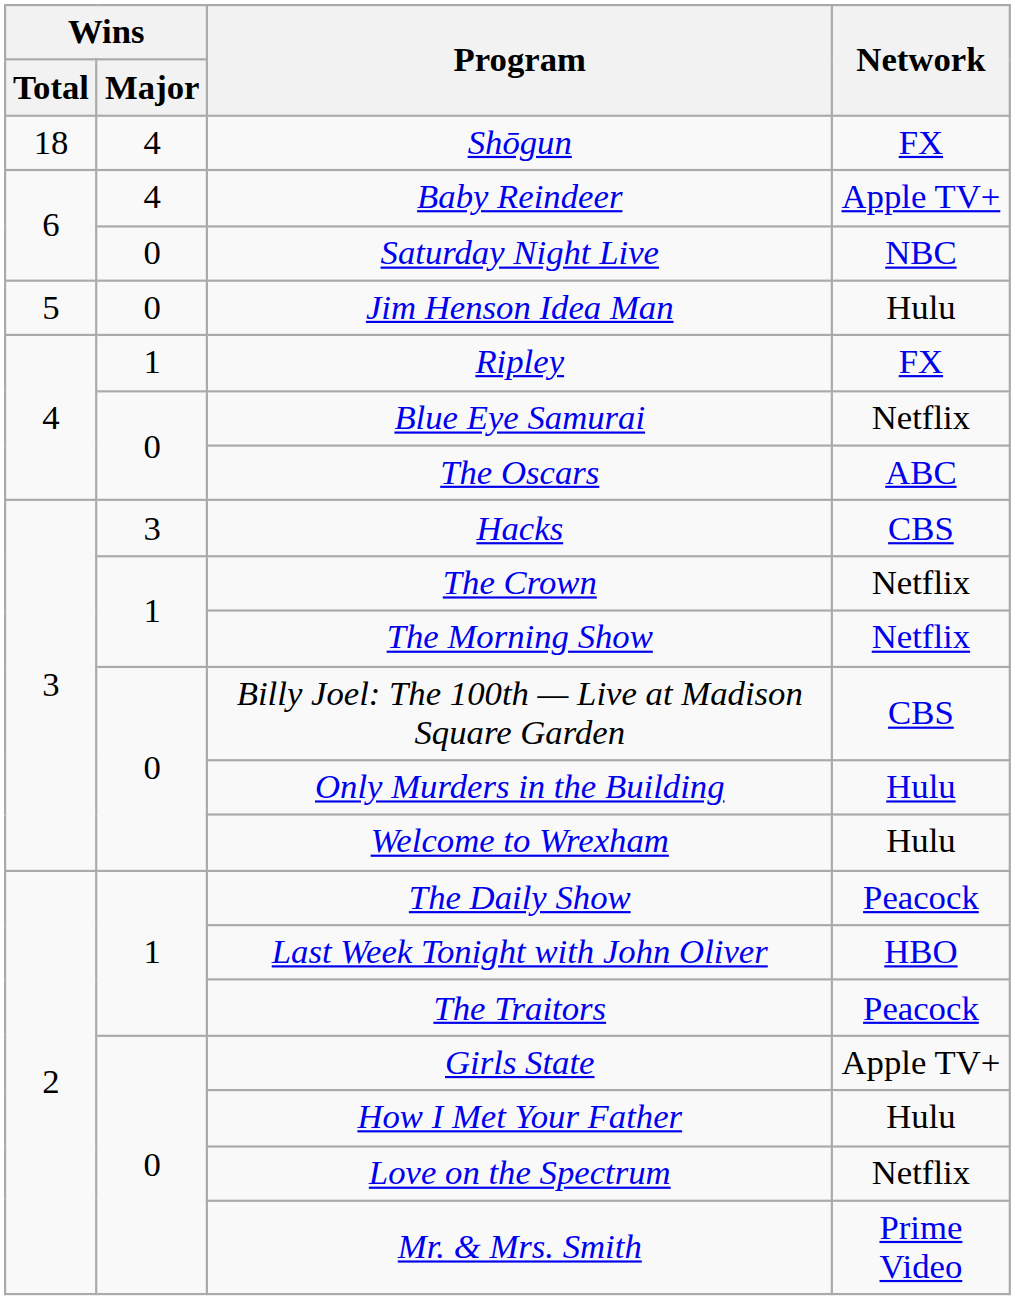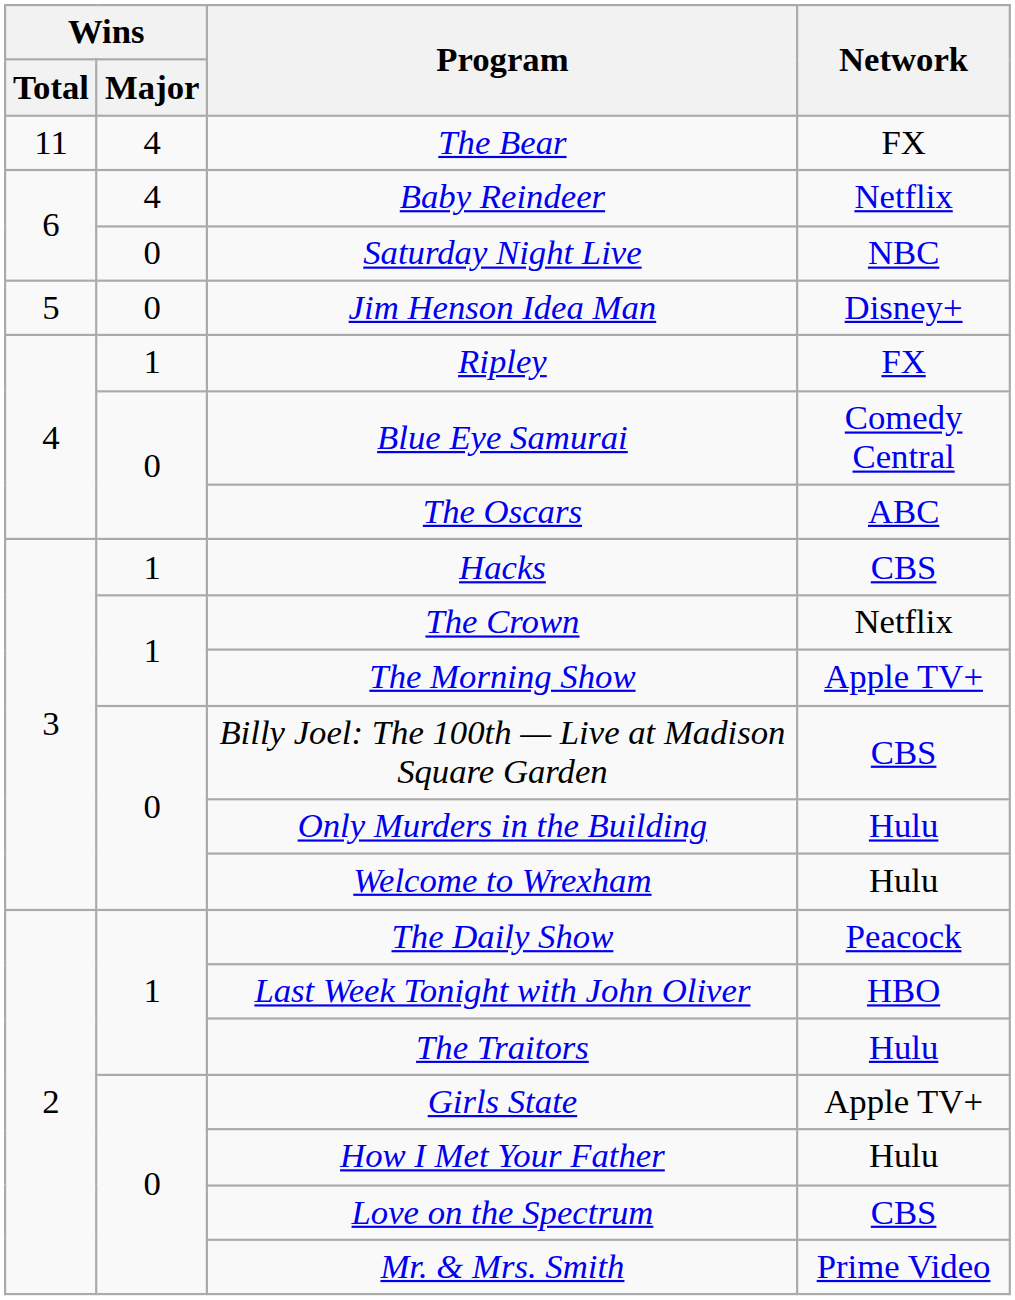- row: (520, 142)
+ row: (502, 142)
(921, 197) Apple TV+ -> (904, 197) Netflix
(921, 307) Hulu -> (904, 307) Disney+
(921, 417) Netflix -> (904, 437) Comedy Central
(152, 527) 3 -> (152, 566) 1
(921, 637) Netflix -> (904, 676) Apple TV+
(921, 1007) Peacock -> (904, 1046) Hulu
(921, 1172) Netflix -> (904, 1211) CBS
